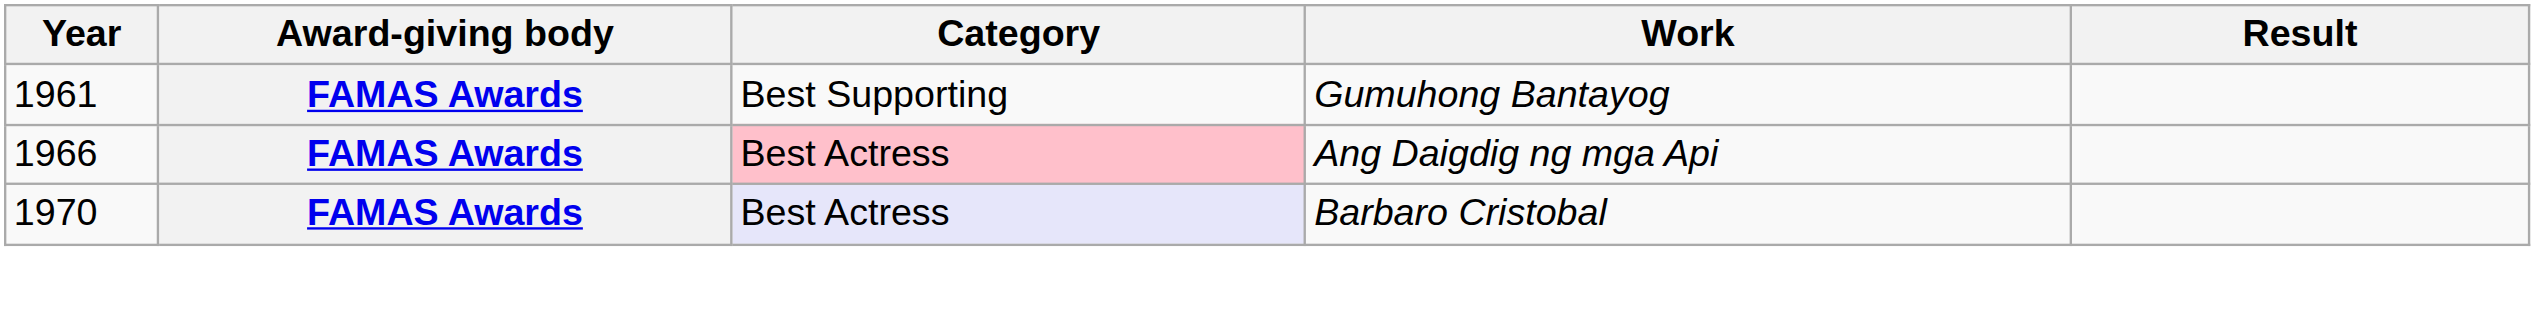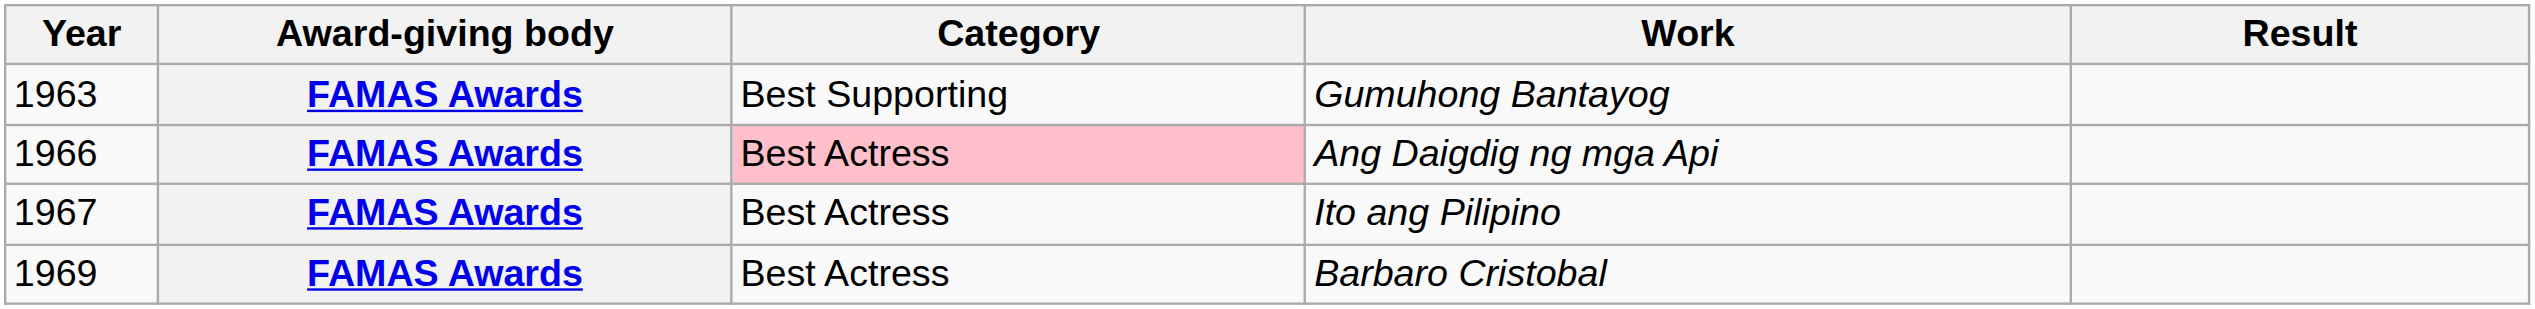(56, 93) 1961 -> (56, 93) 1963
+ row: (1438, 213)
(56, 213) 1970 -> (56, 272) 1969
(845, 213) lavender background -> (845, 272) no background
